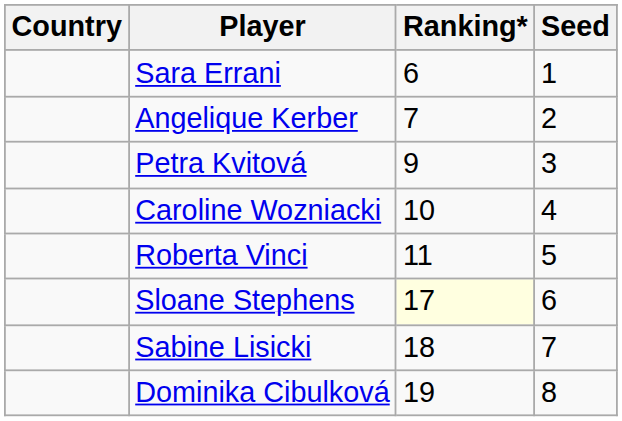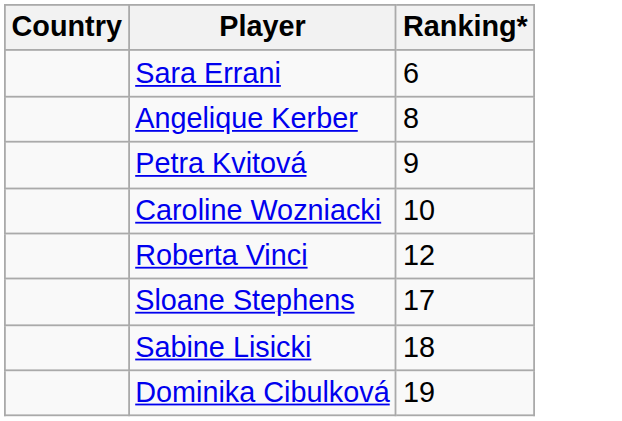- column: (576, 27)
(411, 118) 7 -> (411, 118) 8
(418, 255) 11 -> (419, 255) 12
(419, 301) lightyellow background -> (419, 301) no background
